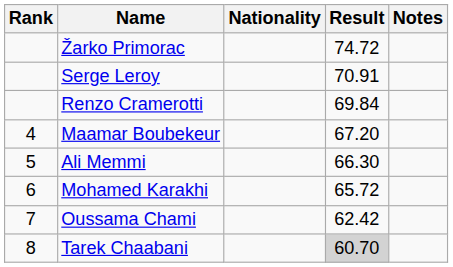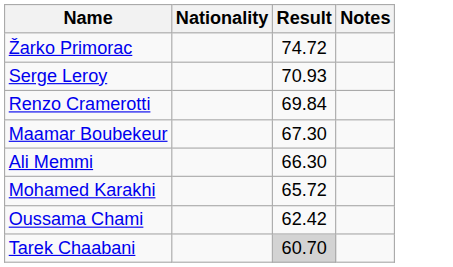- column: (31, 18)
(357, 76) 70.91 -> (304, 76) 70.93
(357, 133) 67.20 -> (304, 133) 67.30
